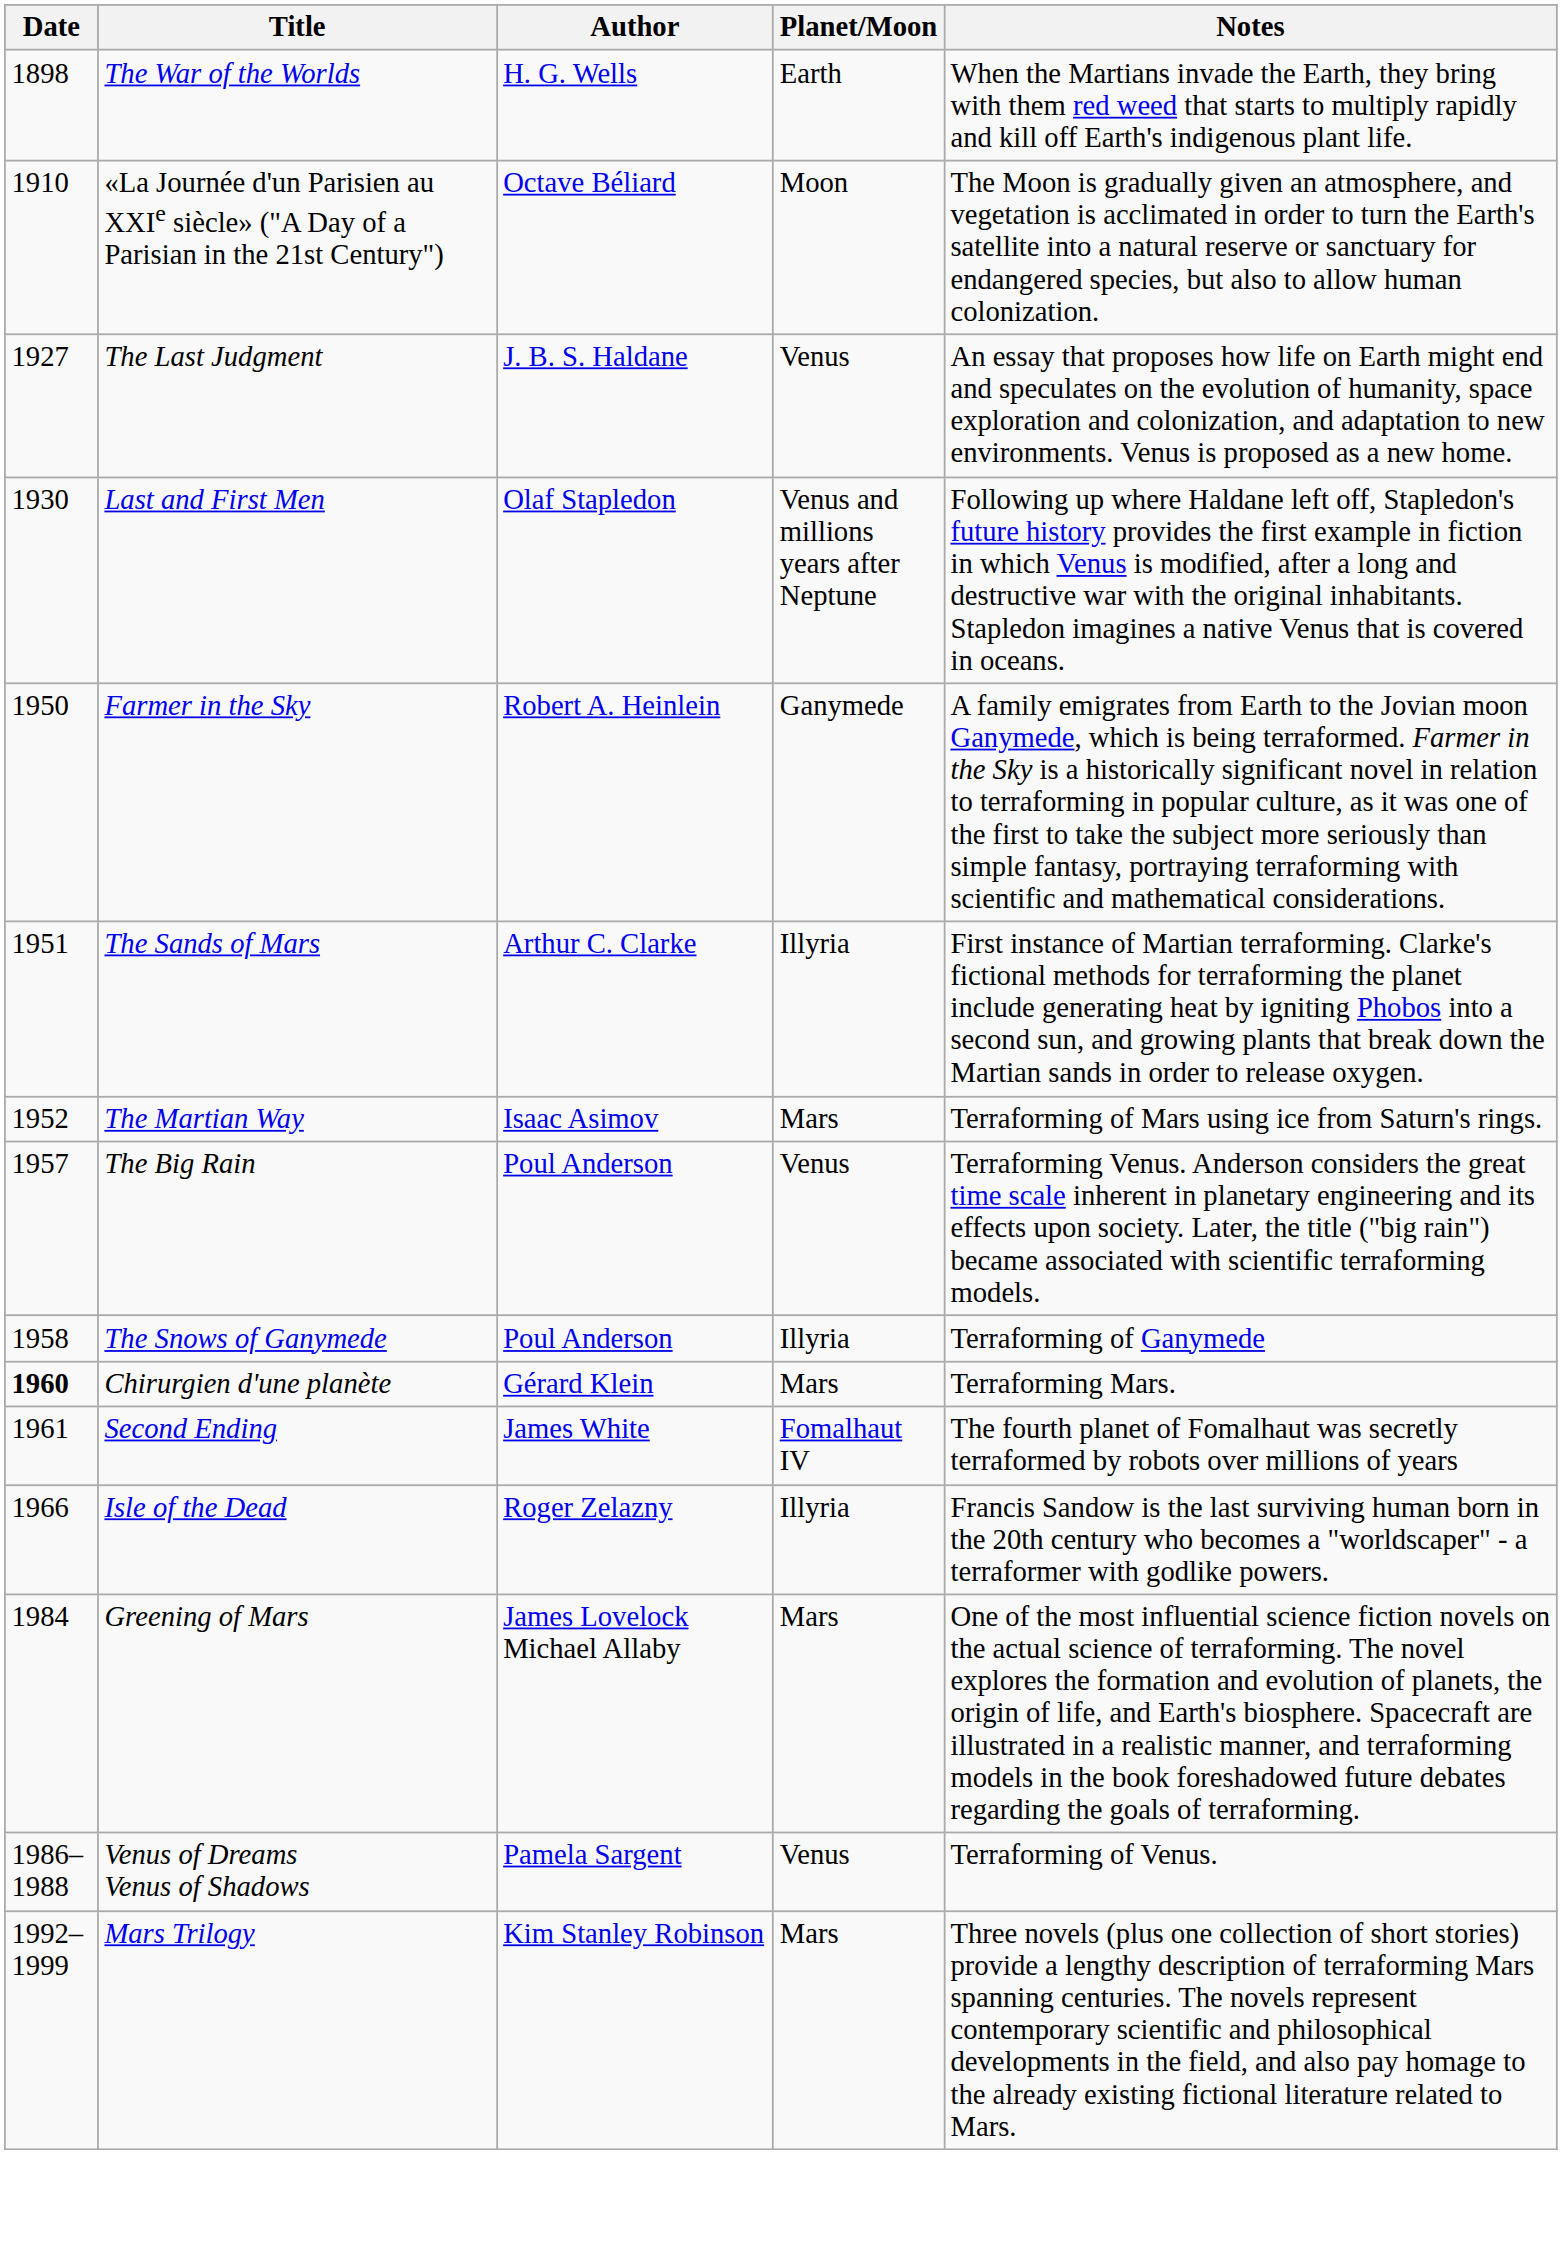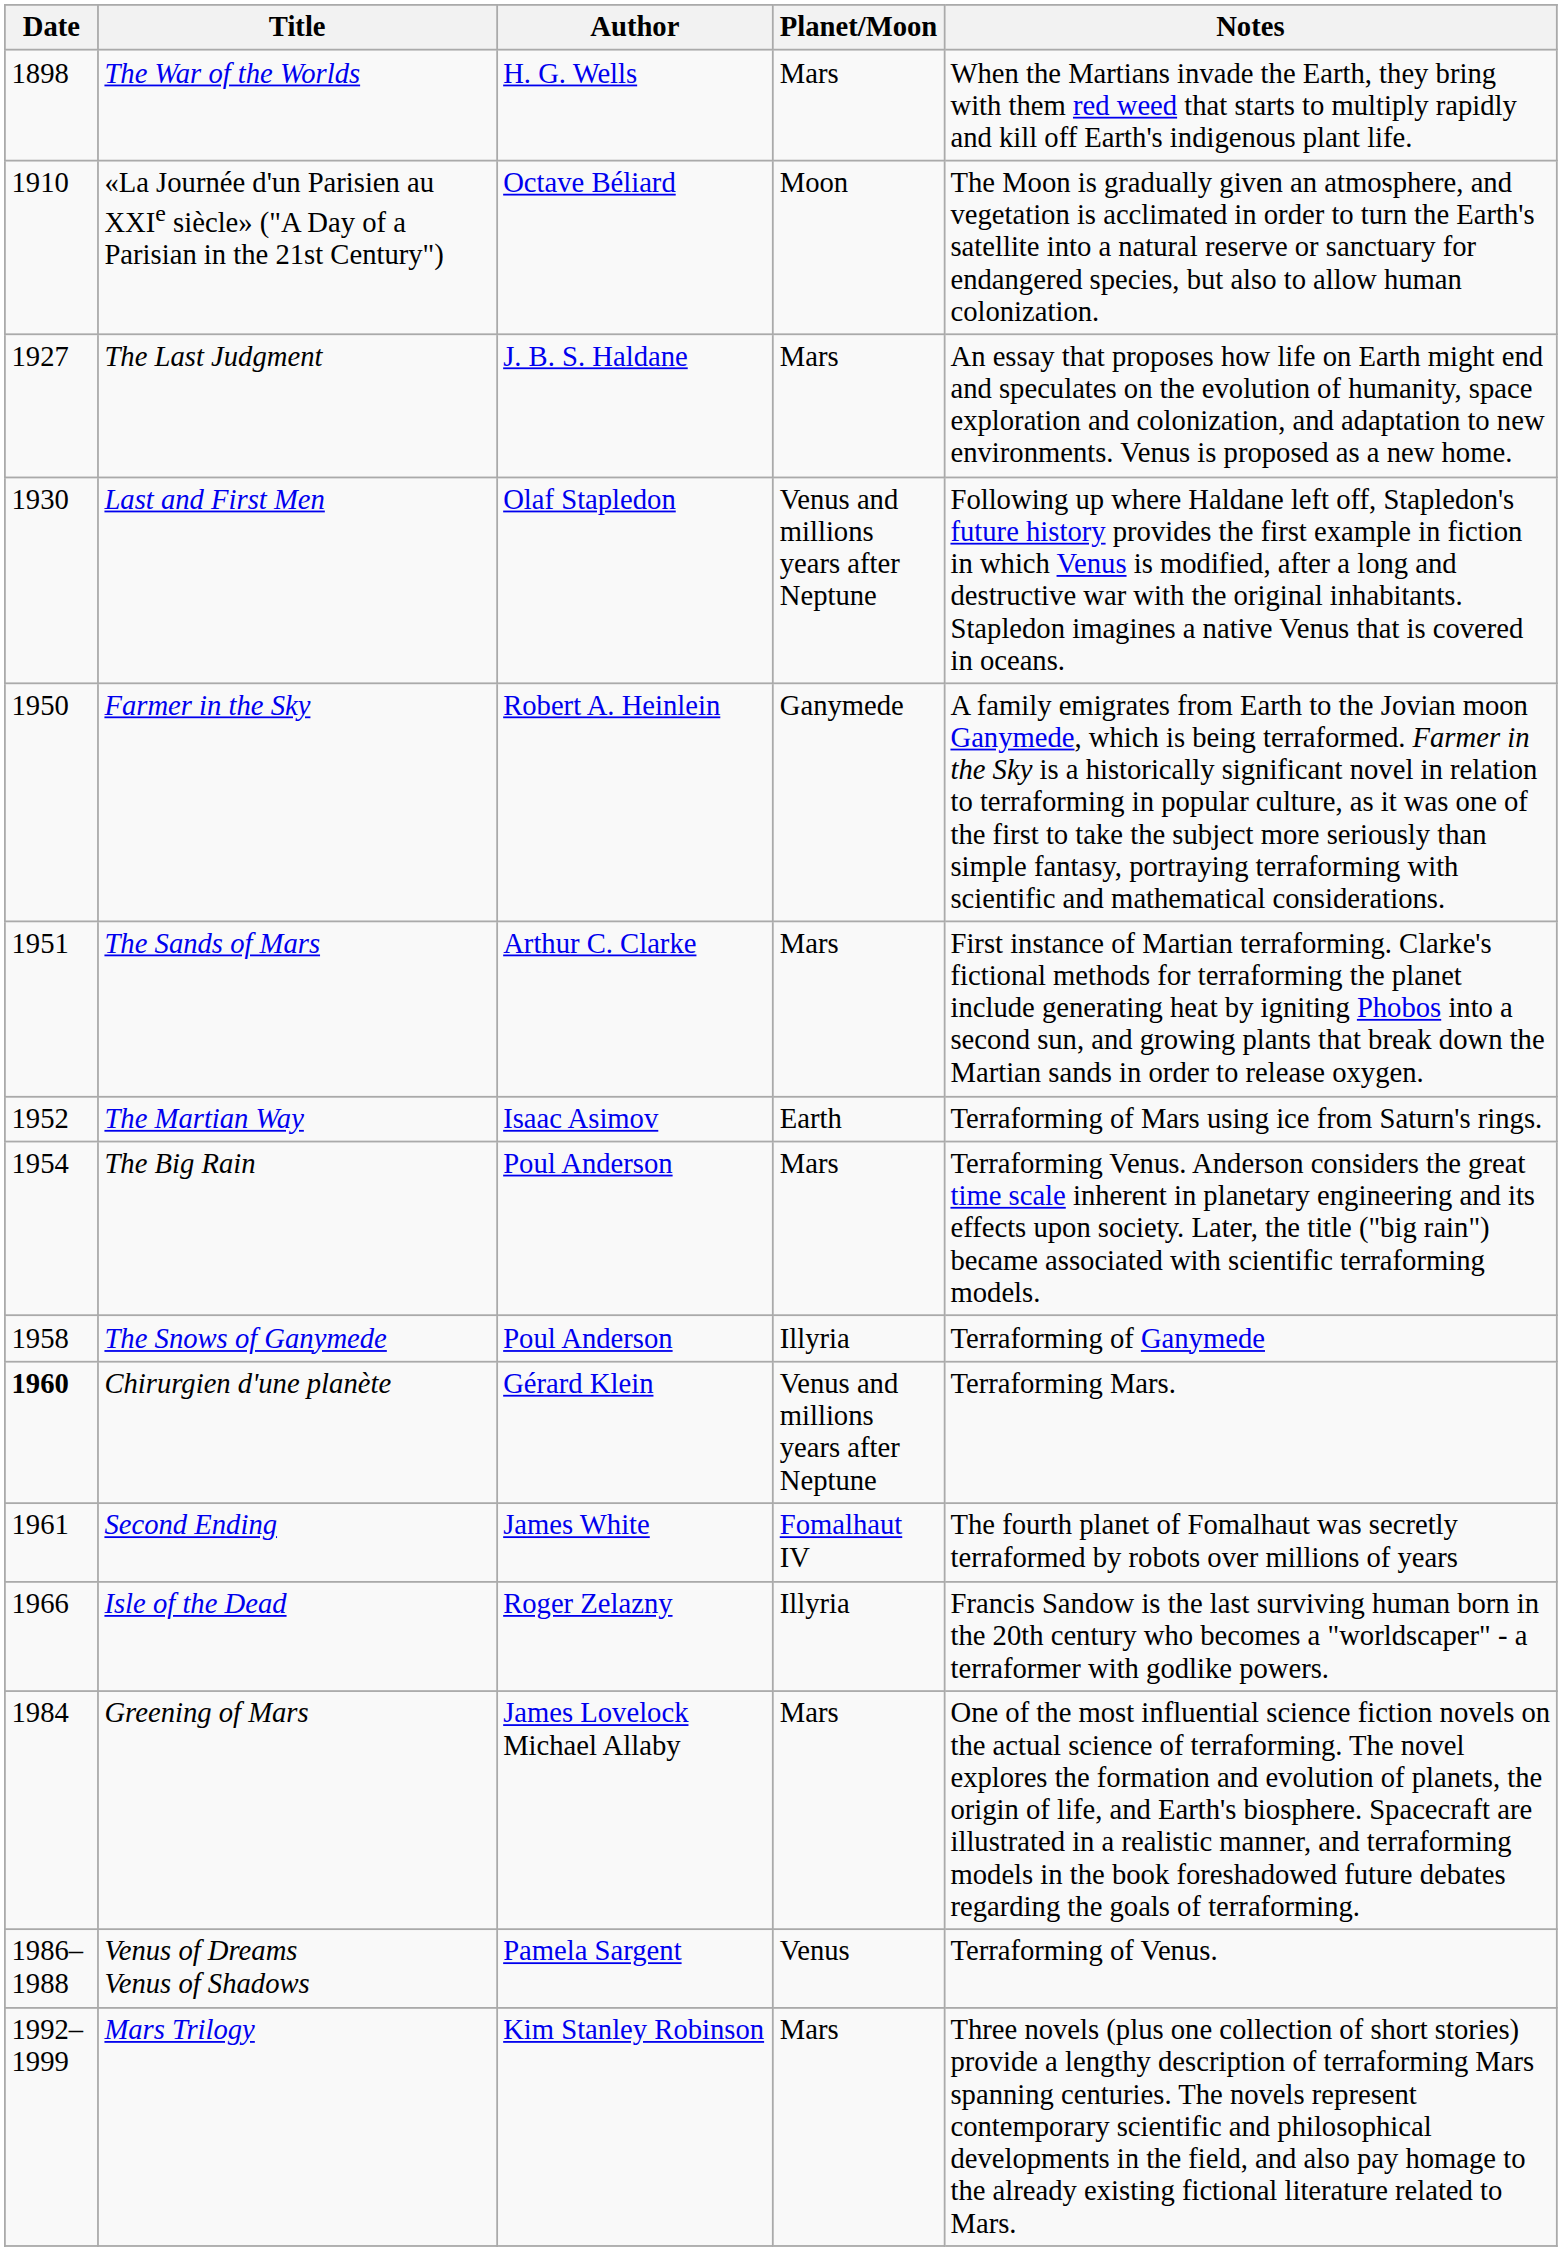(811, 72) Earth -> (809, 72) Mars
(815, 356) Venus -> (809, 356) Mars
(815, 944) Illyria -> (809, 944) Mars
(809, 1118) Mars -> (811, 1118) Earth
(40, 1163) 1957 -> (40, 1163) 1954
(815, 1163) Venus -> (809, 1163) Mars
(809, 1383) Mars -> (840, 1431) Venus and millions years after Neptune
